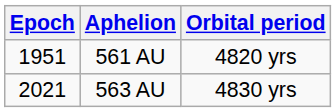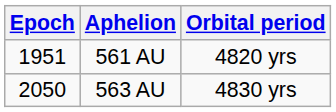(42, 90) 2021 -> (42, 90) 2050
